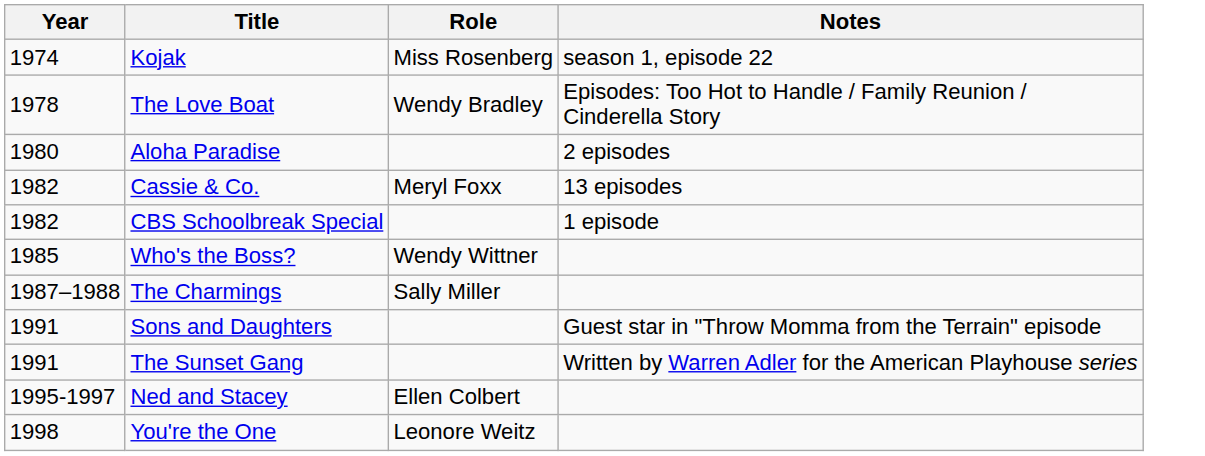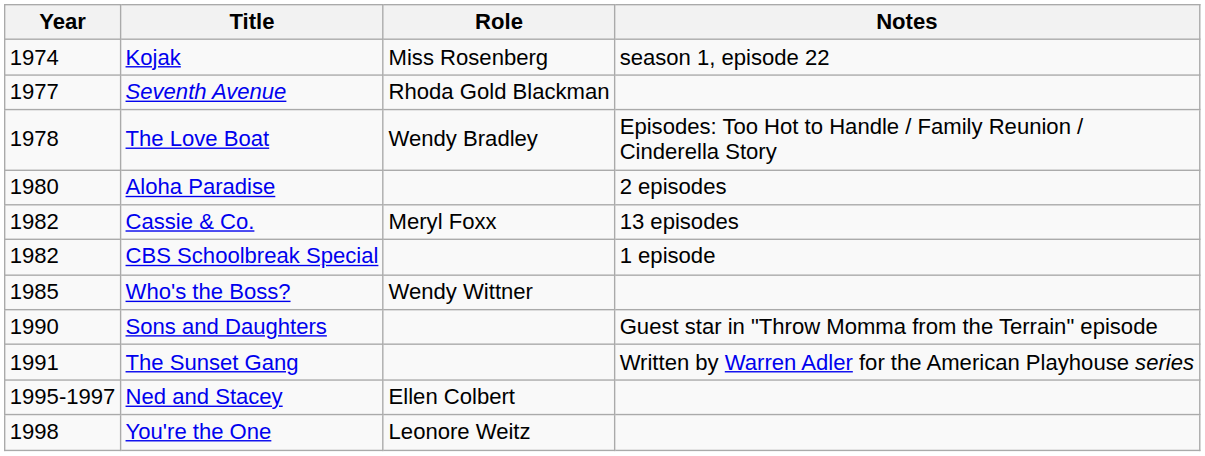+ row: (206, 92)
- row: (206, 291)
(34, 326) 1991 -> (34, 326) 1990
